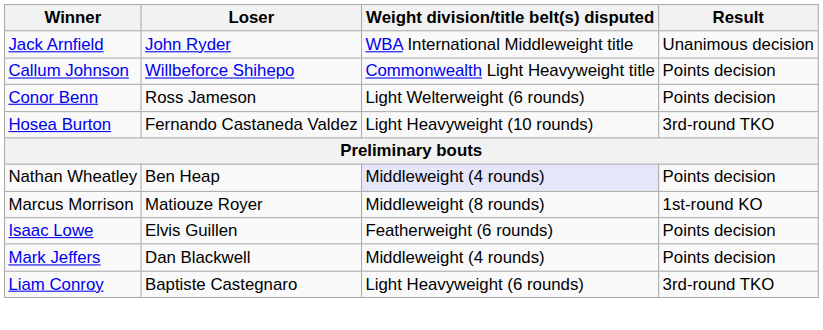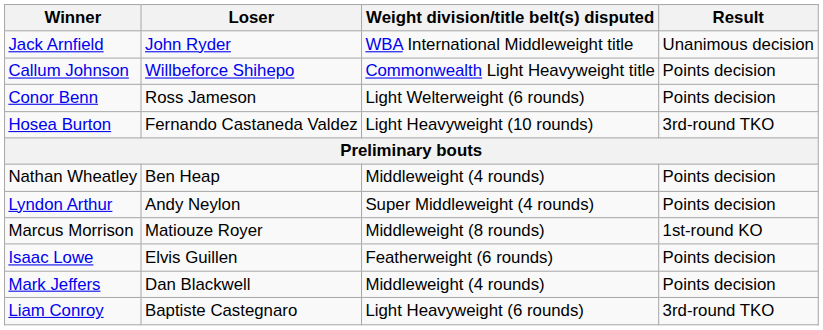(455, 177) lavender background -> (455, 177) no background
+ row: (60, 204)
